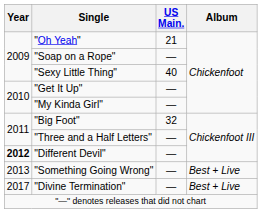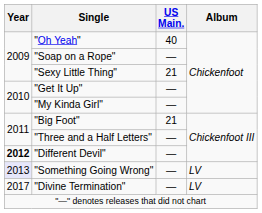(171, 40) 21 -> (171, 40) 40
(171, 72) 40 -> (171, 72) 21
(171, 121) 32 -> (171, 121) 21
(18, 170) no background -> (18, 170) lavender background
(214, 170) Best + Live -> (195, 170) LV
(214, 186) Best + Live -> (195, 186) LV
